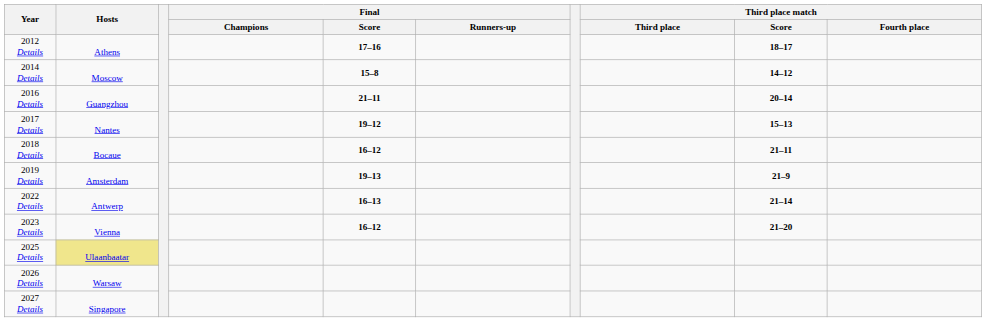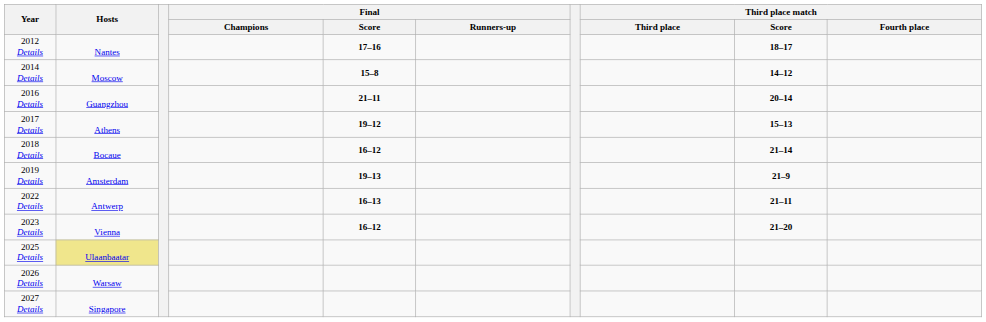(107, 53) Athens -> (107, 53) Nantes
(107, 130) Nantes -> (107, 130) Athens
(781, 150) 21–11 -> (781, 150) 21–14
(781, 201) 21–14 -> (781, 201) 21–11
